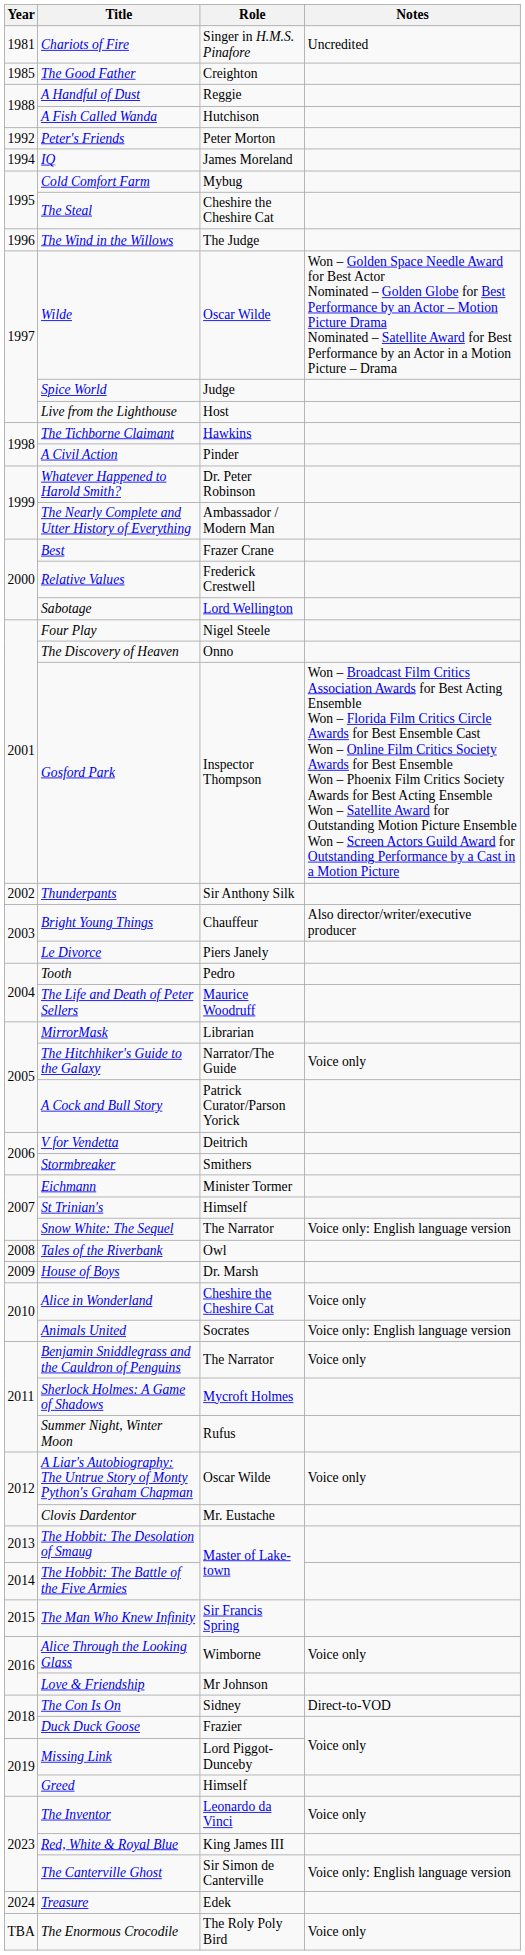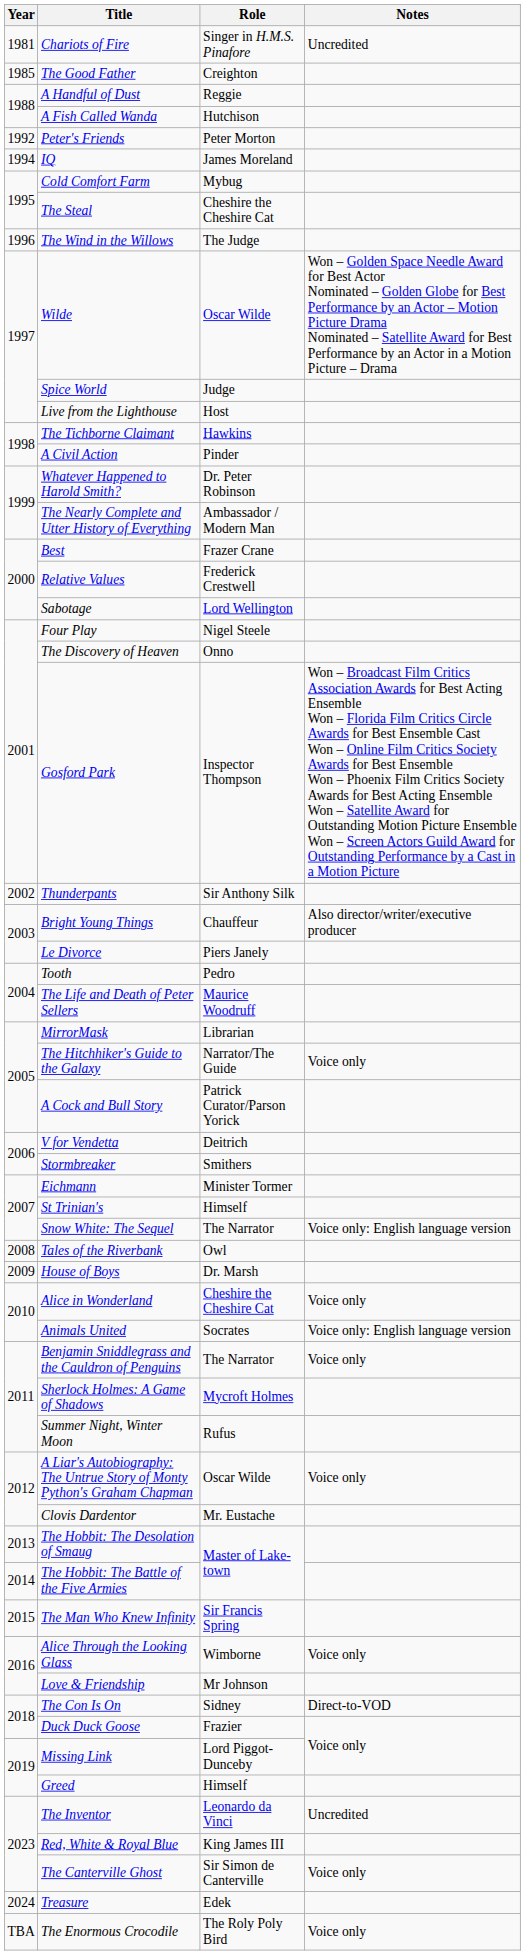(337, 1814) Voice only -> (338, 1814) Uncredited
(409, 1873) Voice only: English language version -> (337, 1873) Voice only
